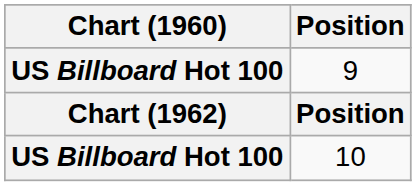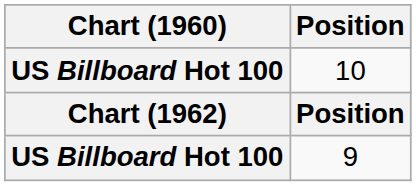rows swapped: (350, 157) <-> (350, 69)
